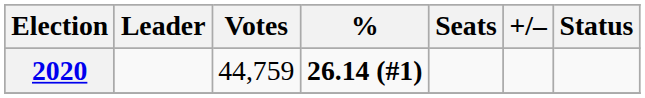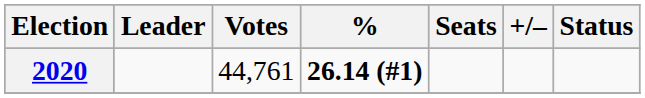(256, 70) 44,759 -> (256, 70) 44,761
